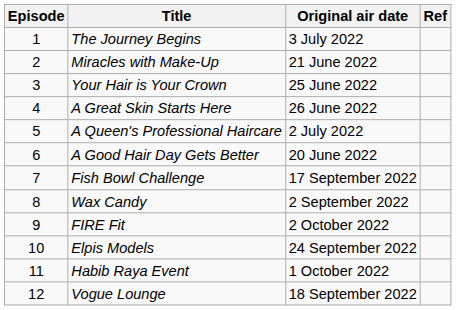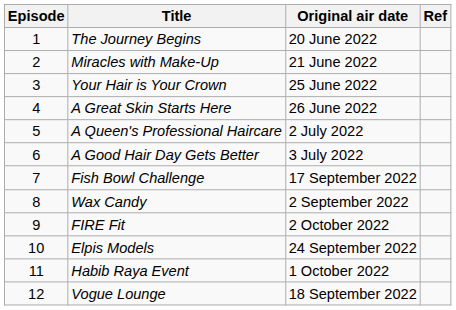(326, 39) 3 July 2022 -> (333, 39) 20 June 2022
(333, 155) 20 June 2022 -> (326, 155) 3 July 2022
